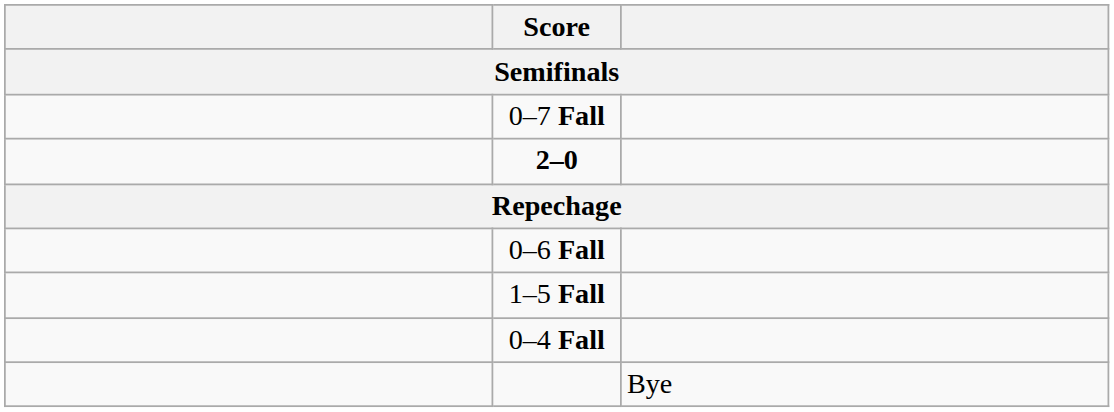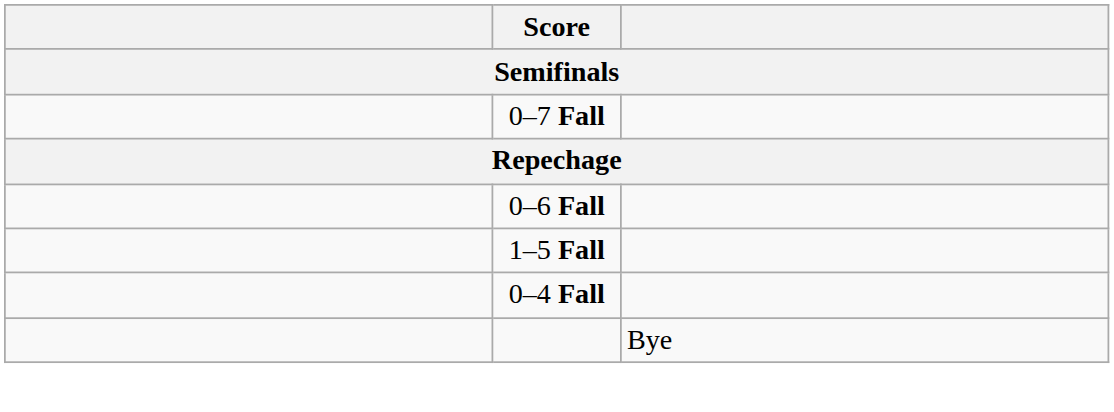- row: (557, 160)
